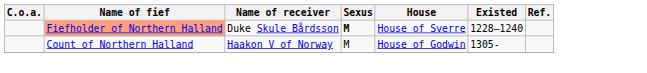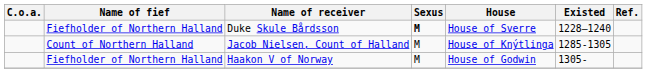(135, 28) lightsalmon background -> (135, 28) no background
+ row: (318, 44)
(120, 44) Count of Northern Halland -> (135, 60) Fiefholder of Northern Halland
